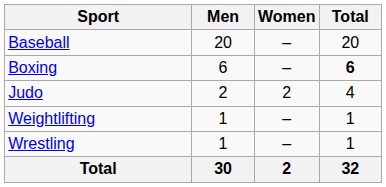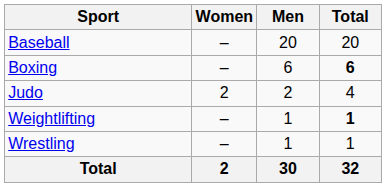columns swapped: (223, 17) <-> (287, 17)
(350, 118) normal -> (350, 118) bold
